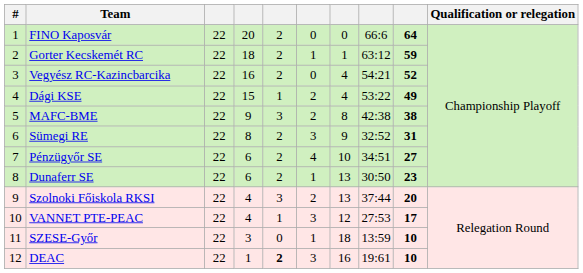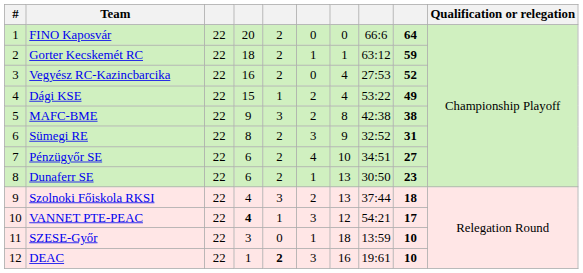(376, 75) 54:21 -> (376, 75) 27:53
(411, 197) 20 -> (411, 197) 18
(248, 217) normal -> (248, 217) bold
(376, 217) 27:53 -> (376, 217) 54:21
